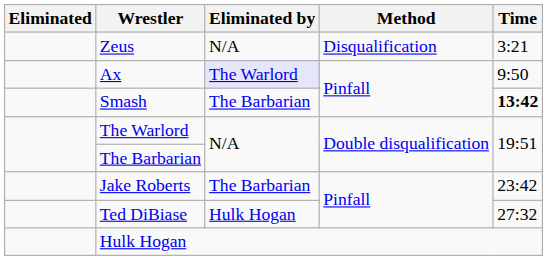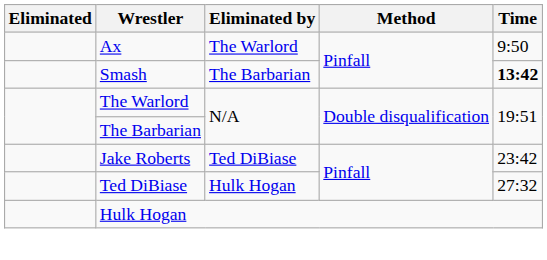- row: (117, 46)
(253, 74) lavender background -> (253, 46) no background
(260, 185) The Barbarian -> (253, 158) Ted DiBiase
